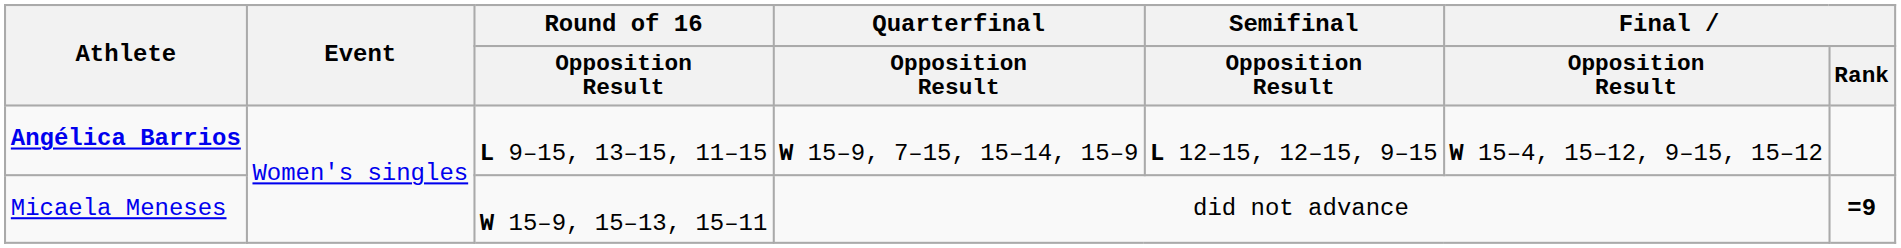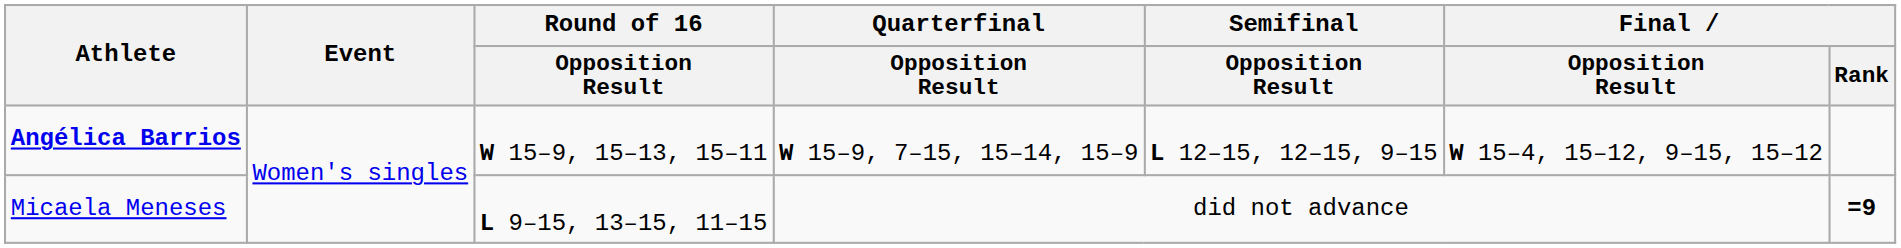(624, 154) L 9–15, 13–15, 11–15 -> (624, 154) W 15–9, 15–13, 15–11
(624, 223) W 15–9, 15–13, 15–11 -> (624, 223) L 9–15, 13–15, 11–15
